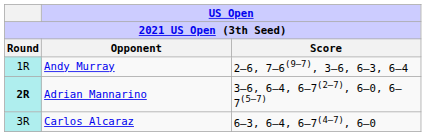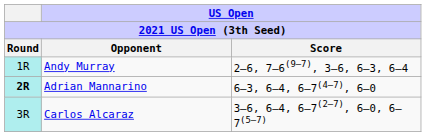(318, 94) 3–6, 6–4, 6–7(2–7), 6–0, 6–7(5–7) -> (305, 87) 6–3, 6–4, 6–7(4–7), 6–0
(305, 122) 6–3, 6–4, 6–7(4–7), 6–0 -> (318, 114) 3–6, 6–4, 6–7(2–7), 6–0, 6–7(5–7)
